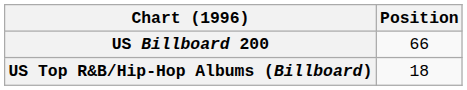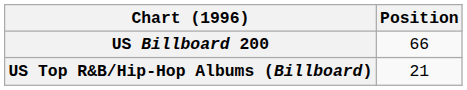(419, 71) 18 -> (419, 71) 21
